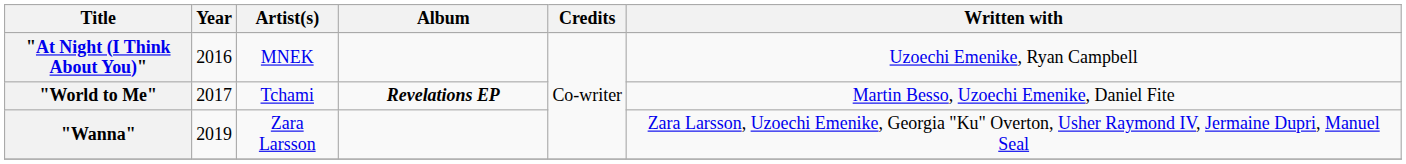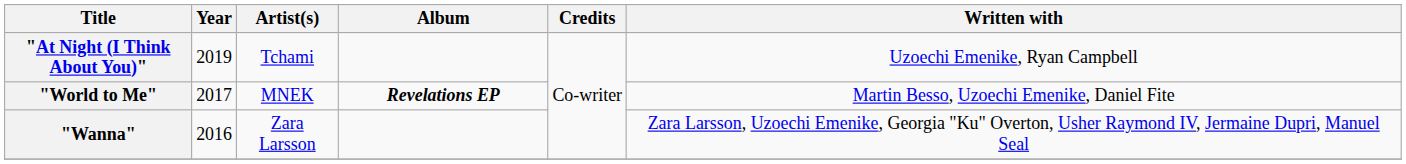(214, 57) 2016 -> (214, 57) 2019
(287, 57) MNEK -> (287, 57) Tchami
(287, 95) Tchami -> (287, 95) MNEK
(214, 134) 2019 -> (214, 134) 2016
